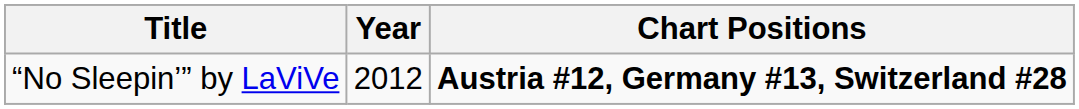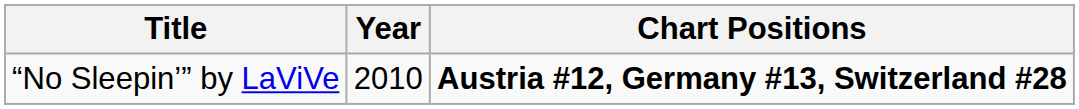(388, 78) 2012 -> (388, 78) 2010
